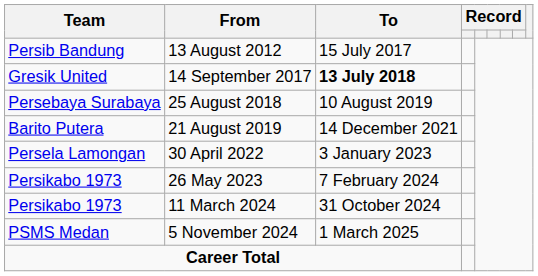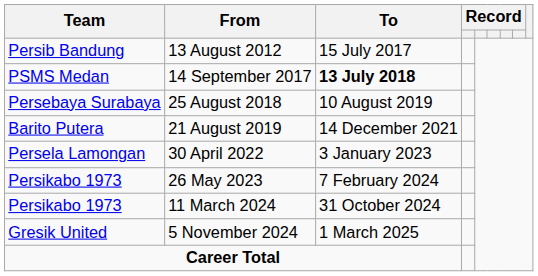(58, 76) Gresik United -> (59, 76) PSMS Medan
(59, 232) PSMS Medan -> (58, 232) Gresik United
